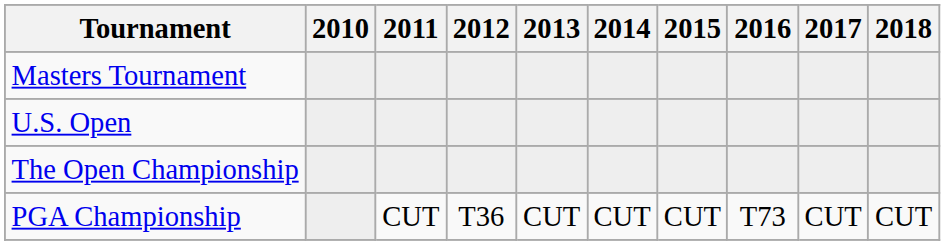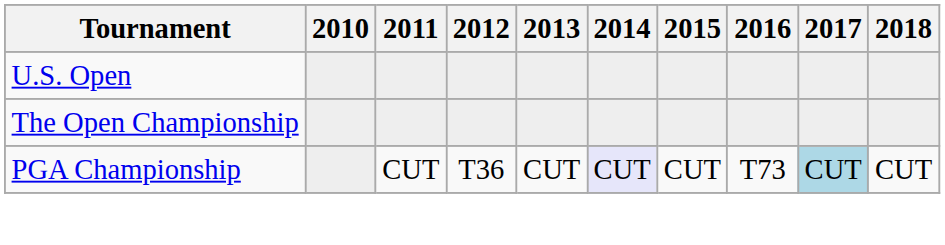- row: (129, 75)
(622, 216) no background -> (622, 169) lavender background
(833, 216) no background -> (833, 169) lightblue background
